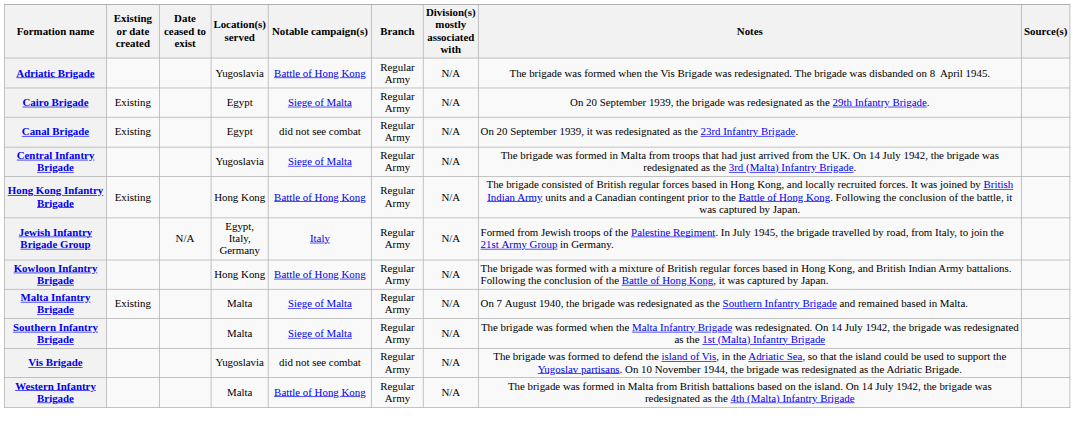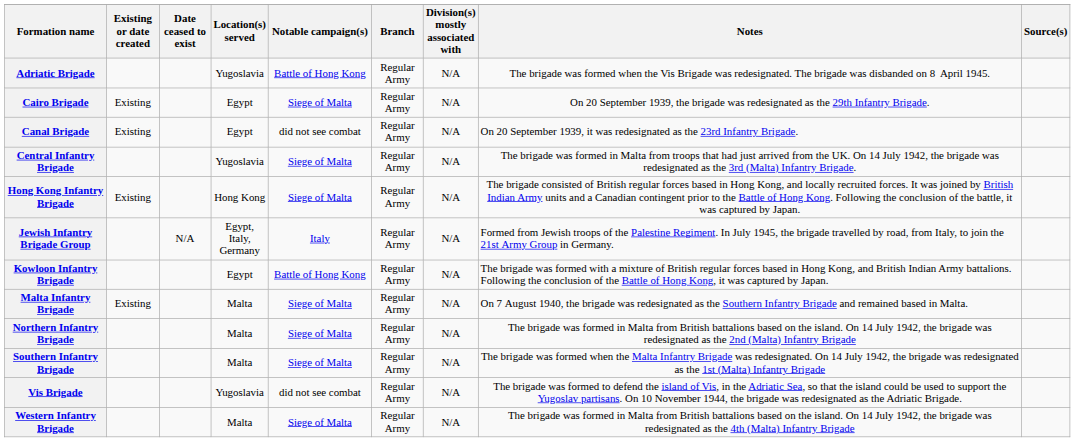(320, 197) Battle of Hong Kong -> (320, 197) Siege of Malta
(240, 274) Hong Kong -> (240, 274) Egypt
+ row: (55, 333)
(320, 392) Battle of Hong Kong -> (320, 422) Siege of Malta
